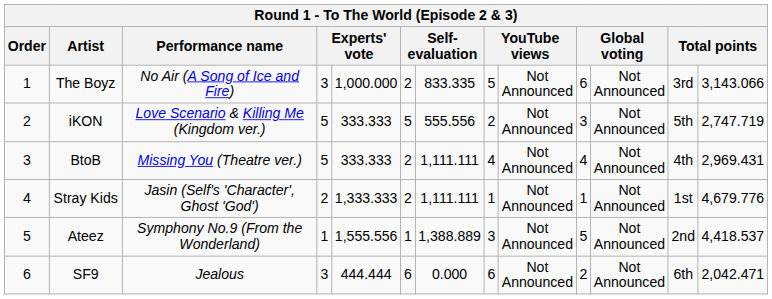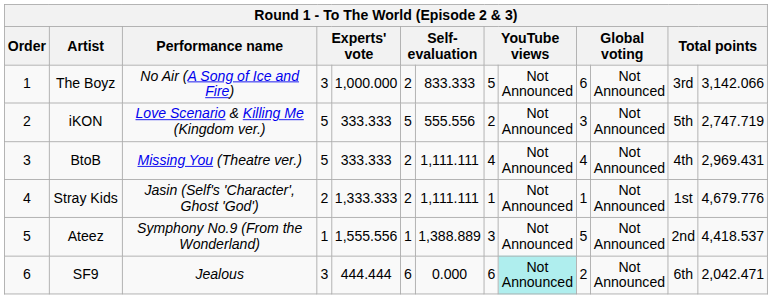(450, 84) 833.335 -> (450, 84) 833.333
(733, 84) 3,143.066 -> (733, 84) 3,142.066
(537, 274) no background -> (537, 274) paleturquoise background
